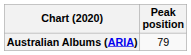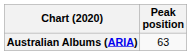(163, 42) 79 -> (163, 42) 63
